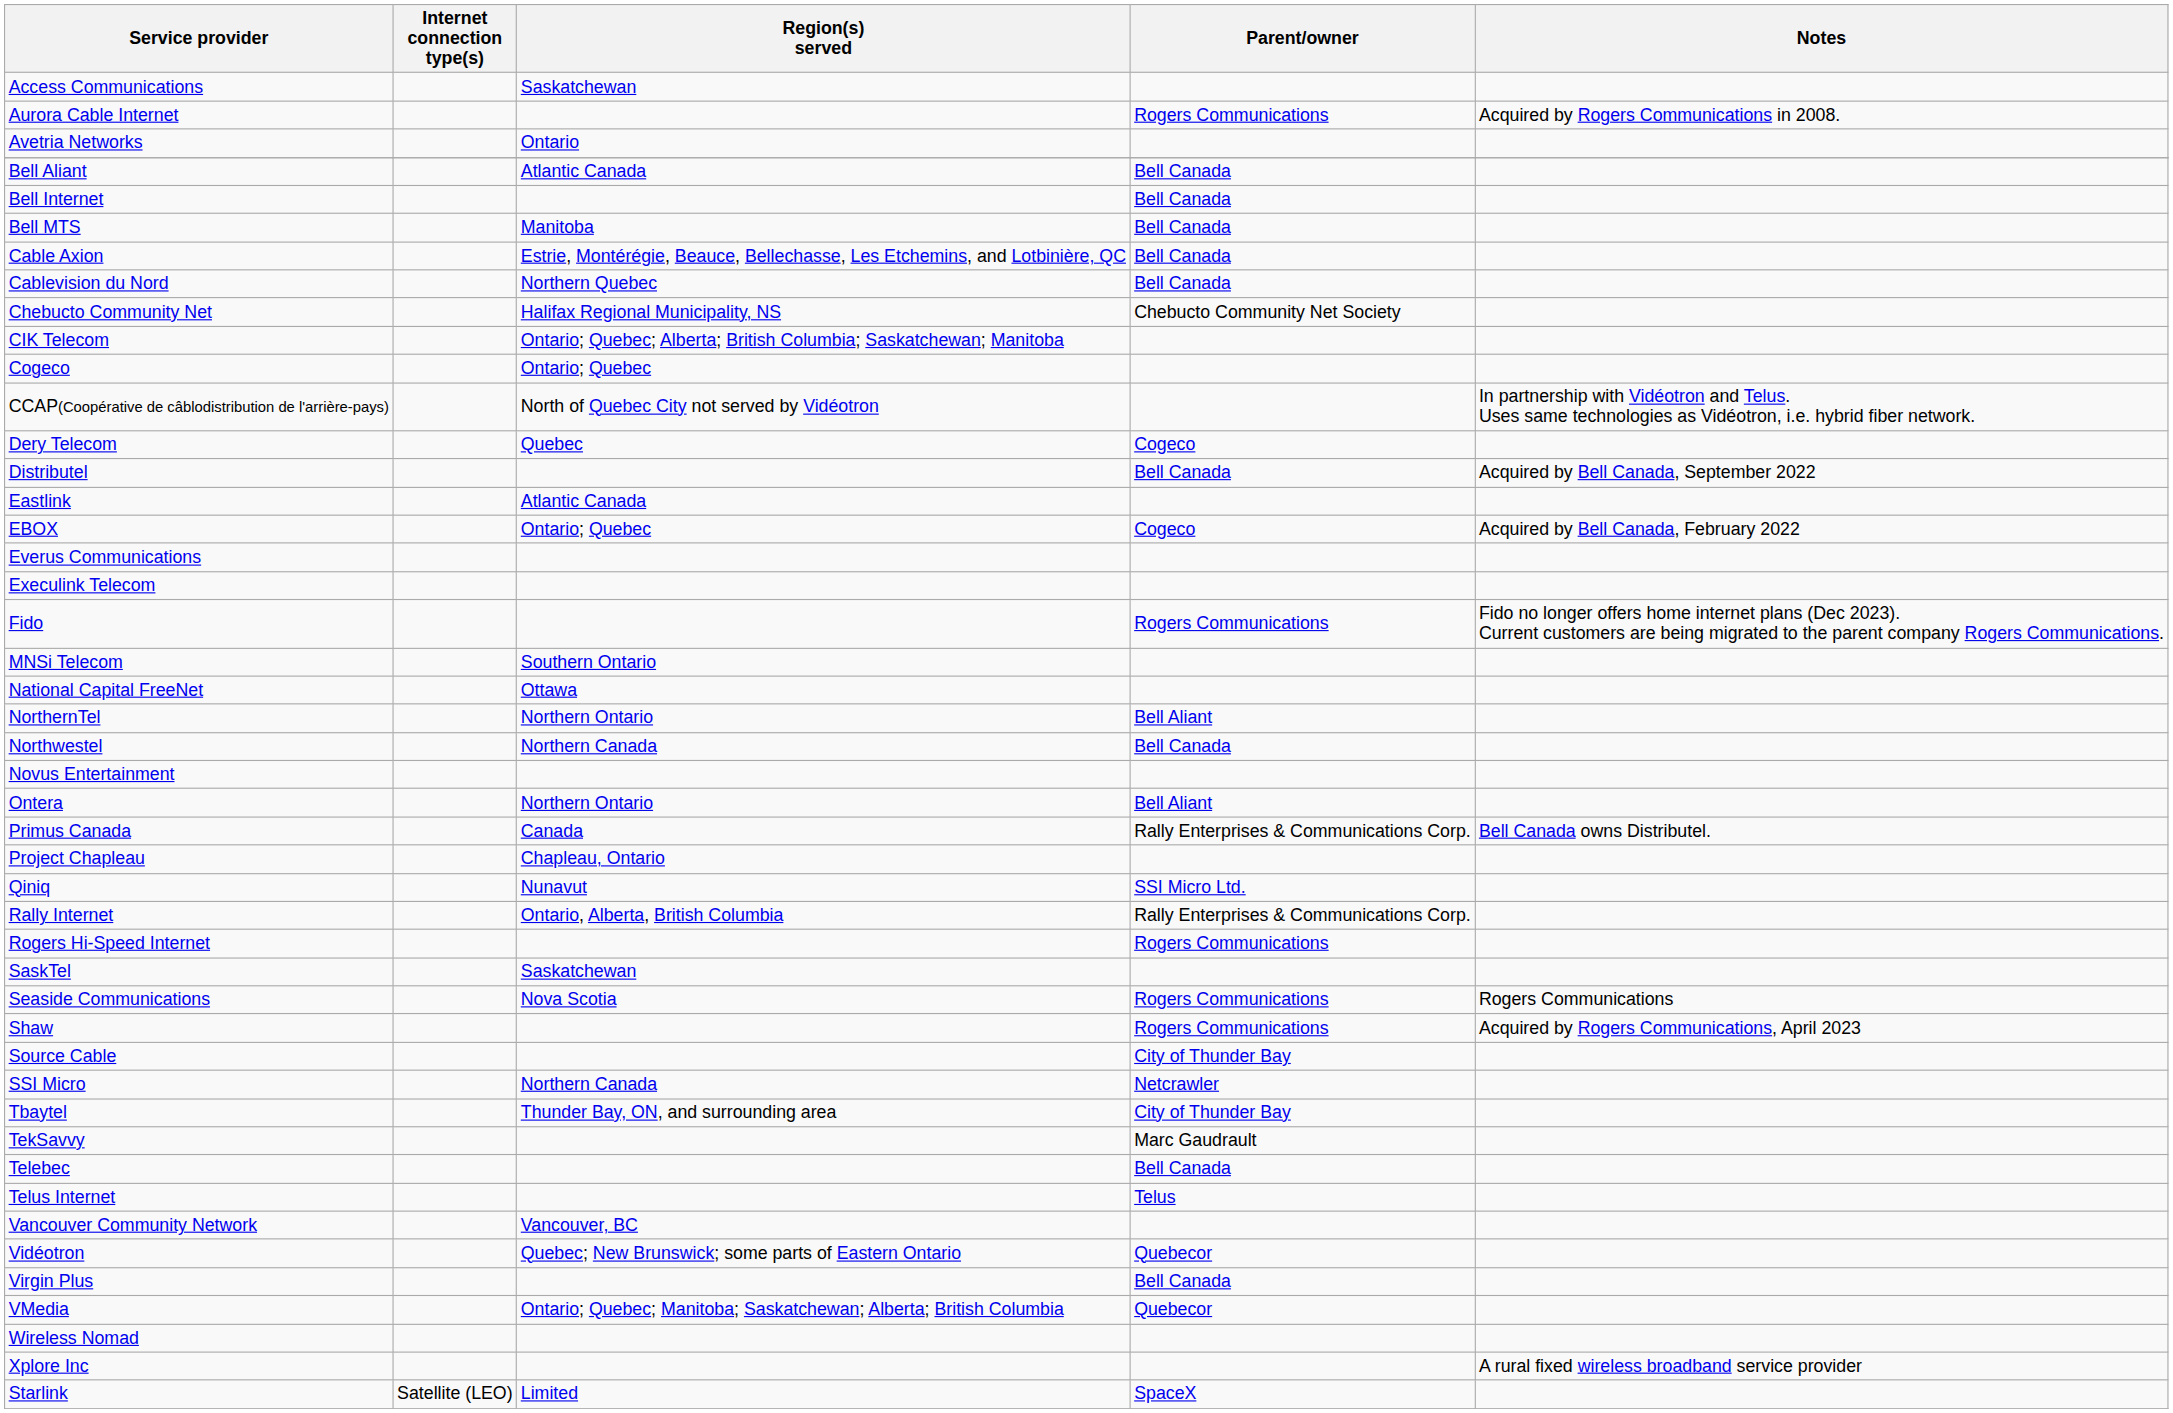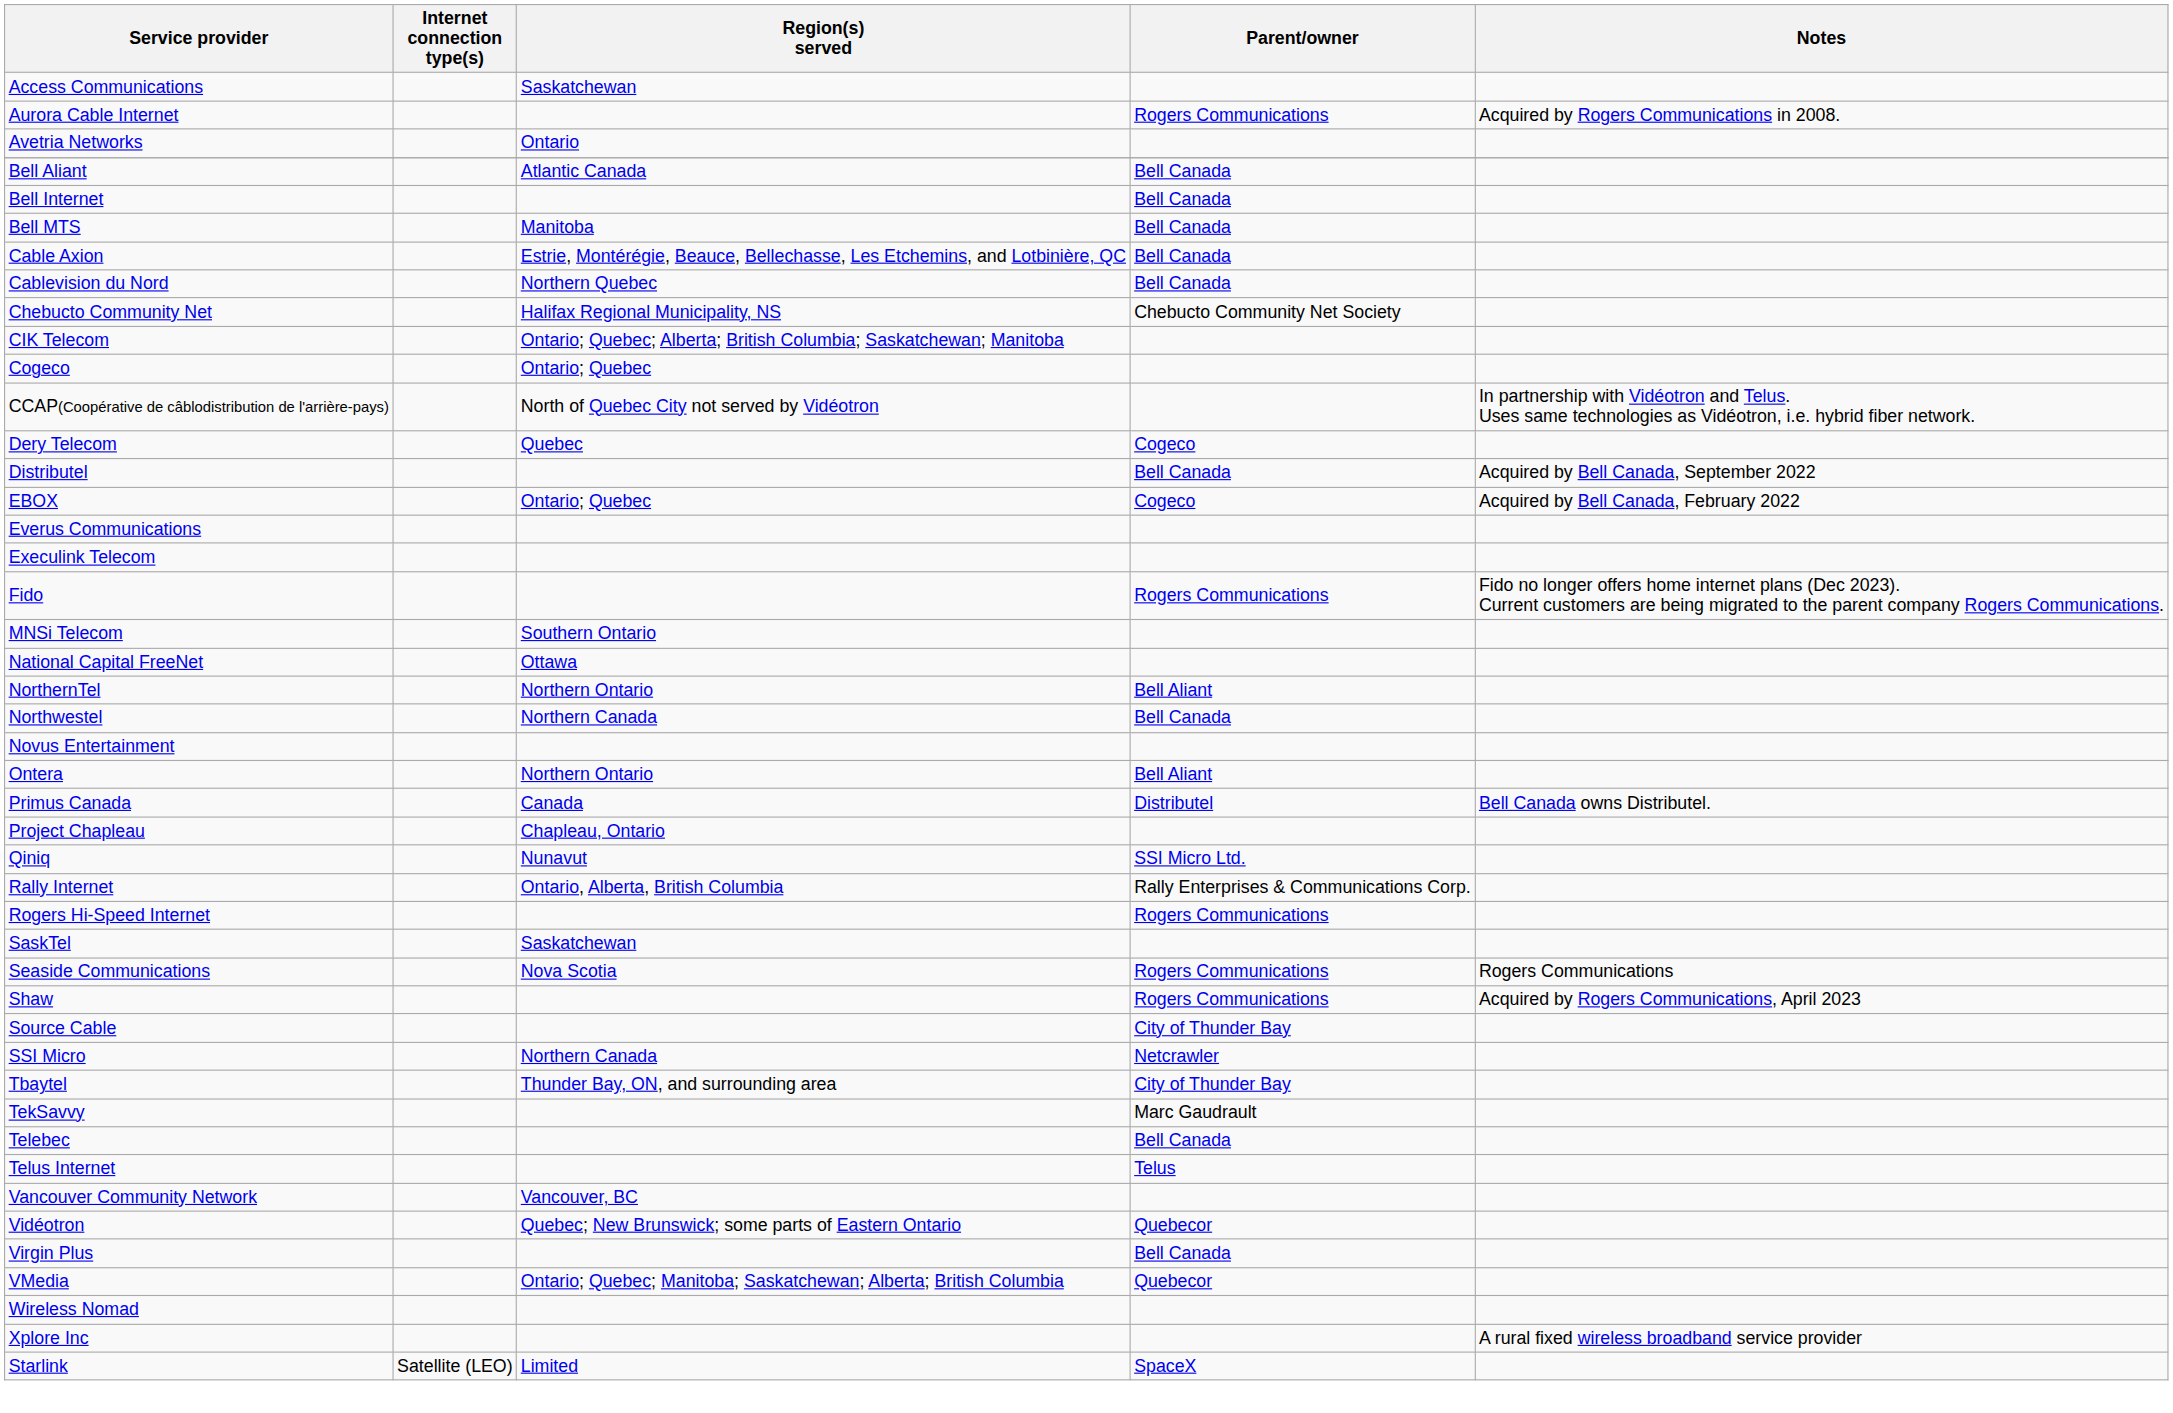- row: (40, 501)
(1302, 830) Rally Enterprises & Communications Corp. -> (1174, 802) Distributel
